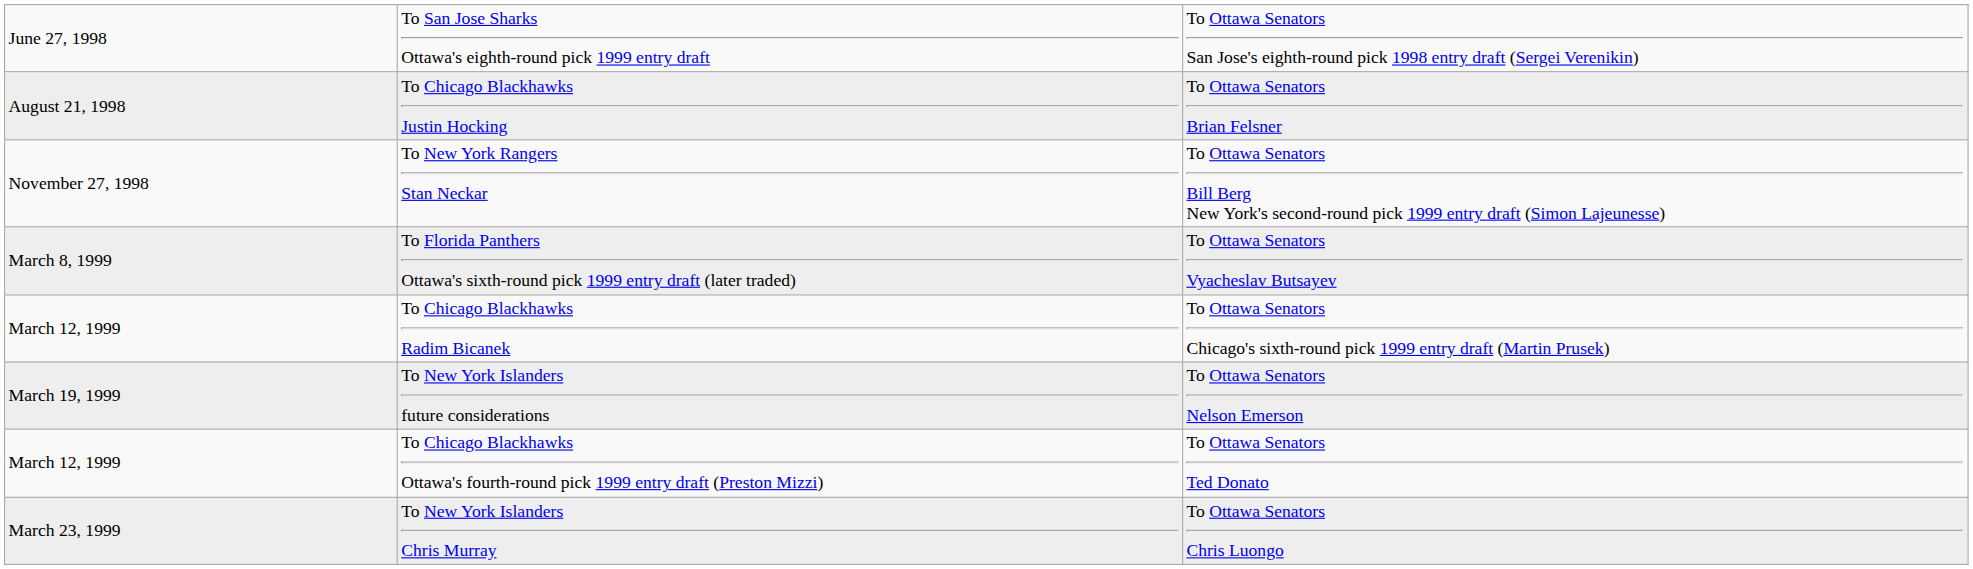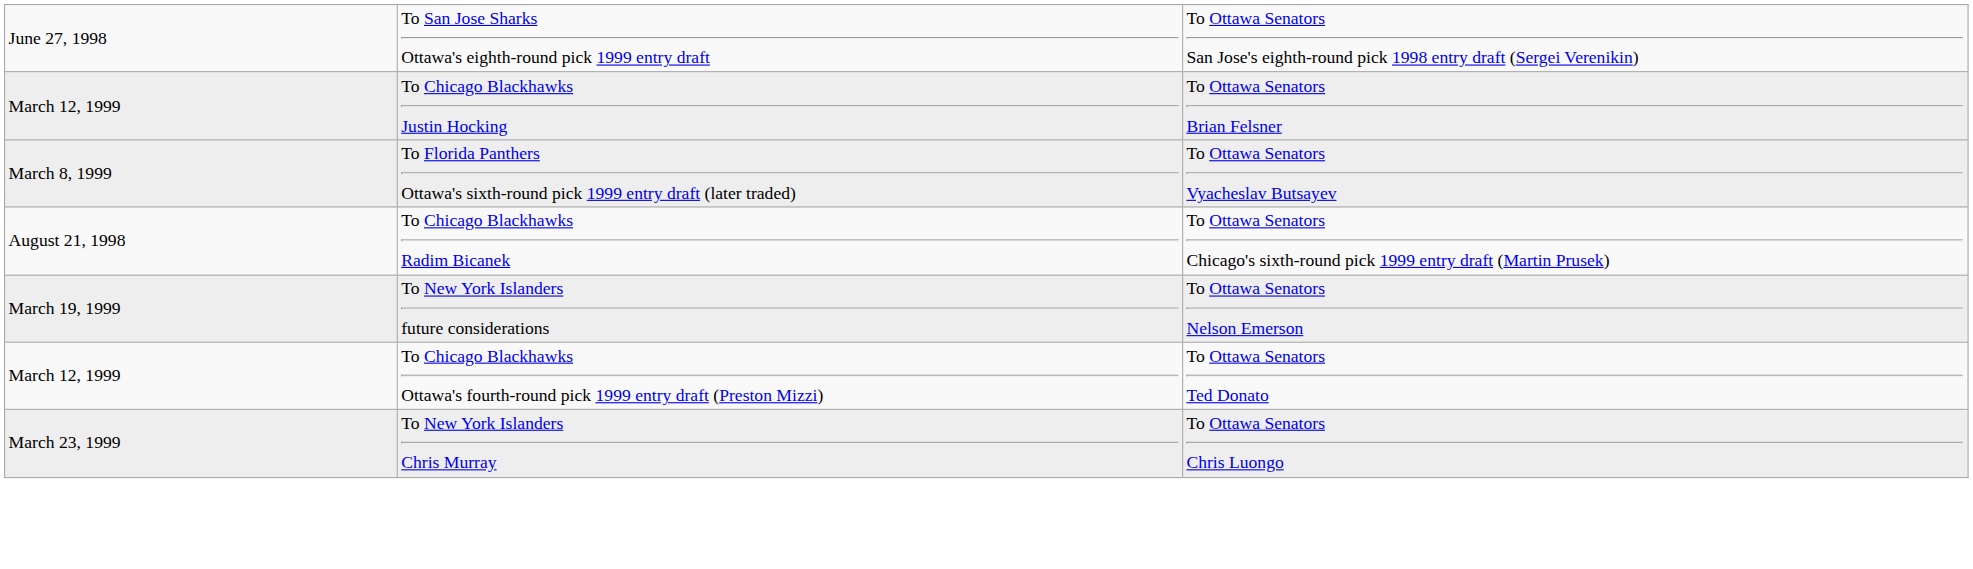(67, 105) August 21, 1998 -> (65, 105) March 12, 1999
- row: (790, 173)
(65, 328) March 12, 1999 -> (67, 240) August 21, 1998
